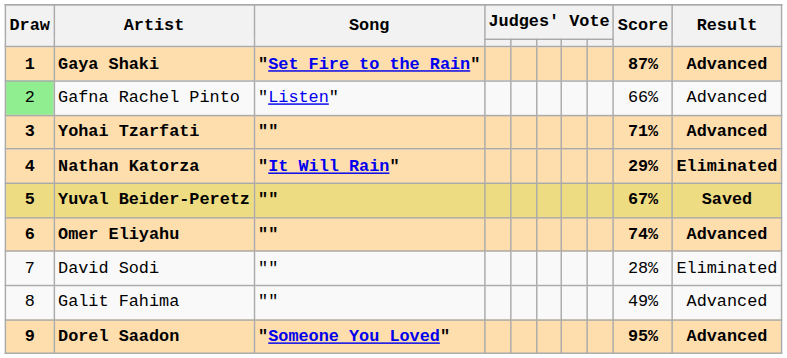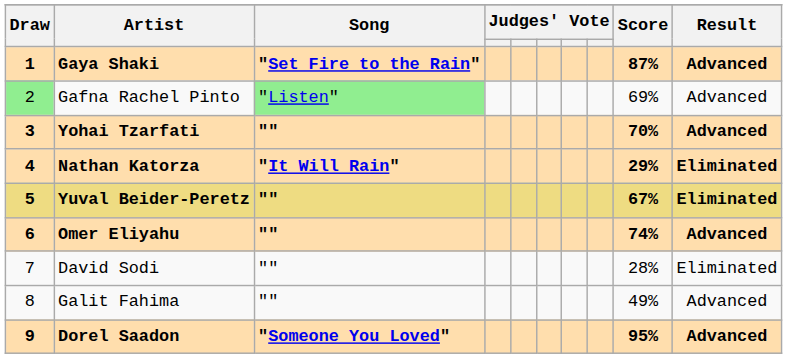(299, 98) no background -> (299, 98) lightgreen background
(643, 98) 66% -> (643, 98) 69%
(643, 132) 71% -> (643, 132) 70%
(727, 200) Saved -> (727, 200) Eliminated
